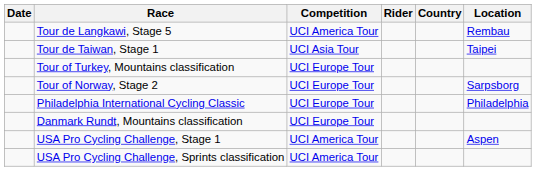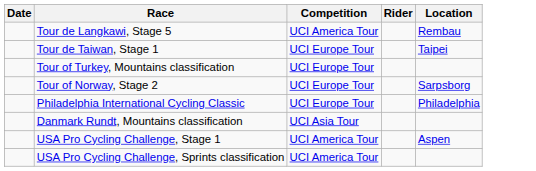- column: (440, 13)
(324, 49) UCI Asia Tour -> (332, 49) UCI Europe Tour
(332, 121) UCI Europe Tour -> (324, 121) UCI Asia Tour
